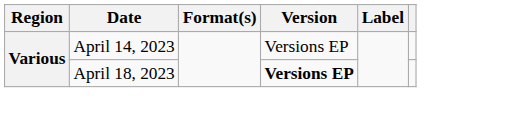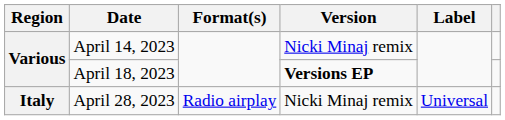(307, 45) Versions EP -> (349, 45) Nicki Minaj remix
+ row: (124, 100)
